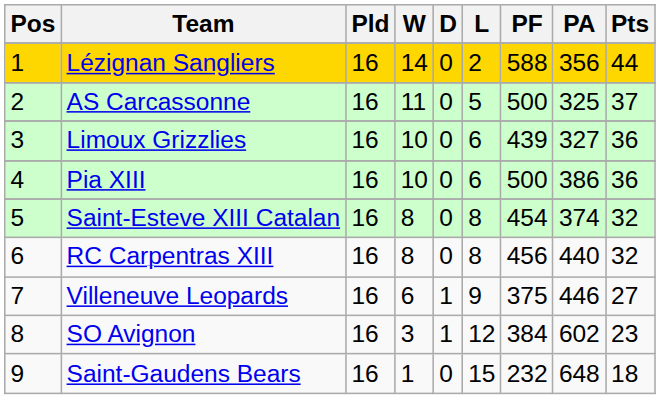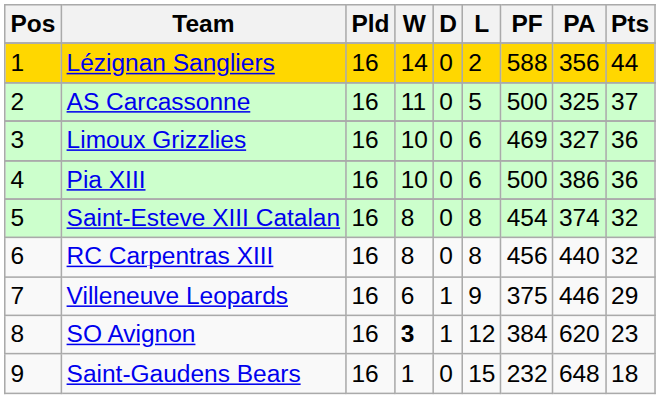(527, 140) 439 -> (527, 140) 469
(625, 295) 27 -> (625, 295) 29
(408, 334) normal -> (408, 334) bold
(579, 334) 602 -> (579, 334) 620
